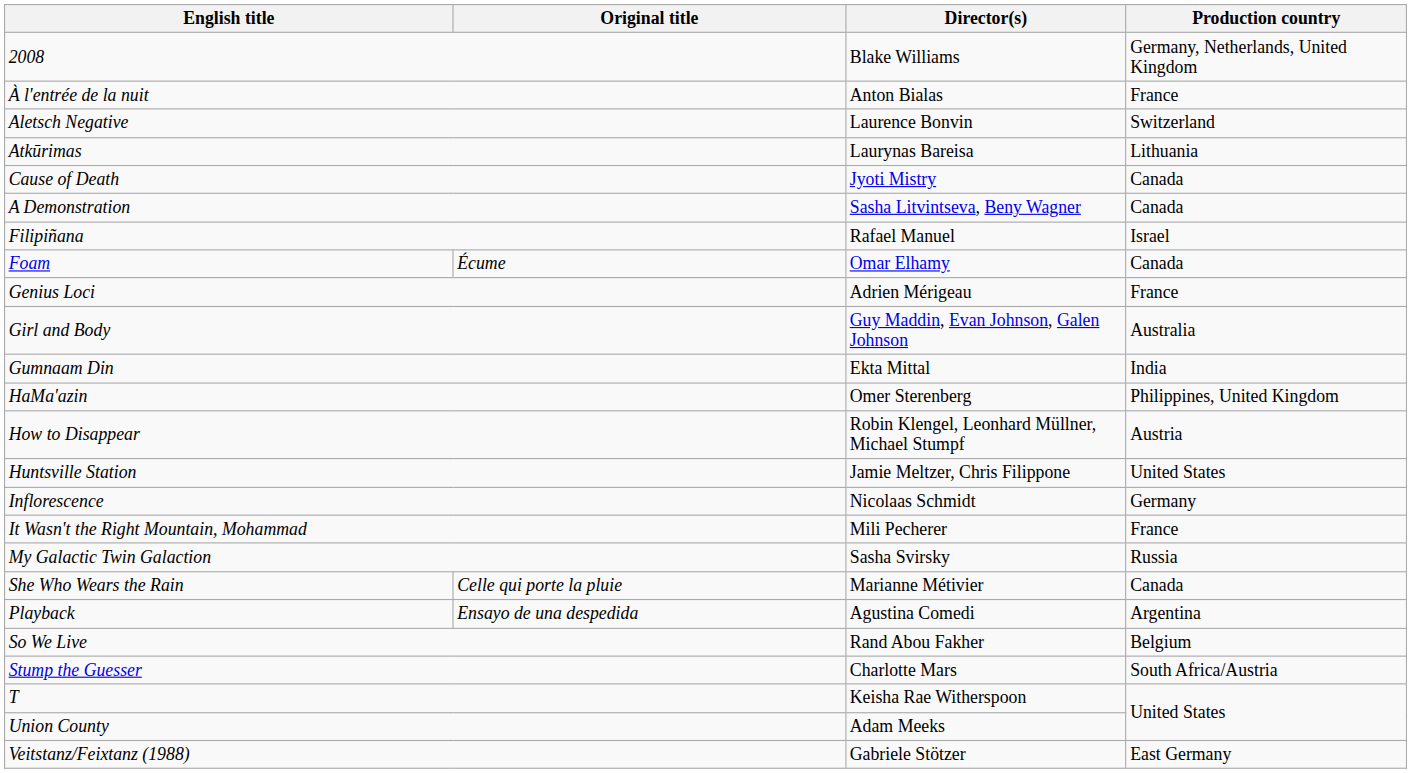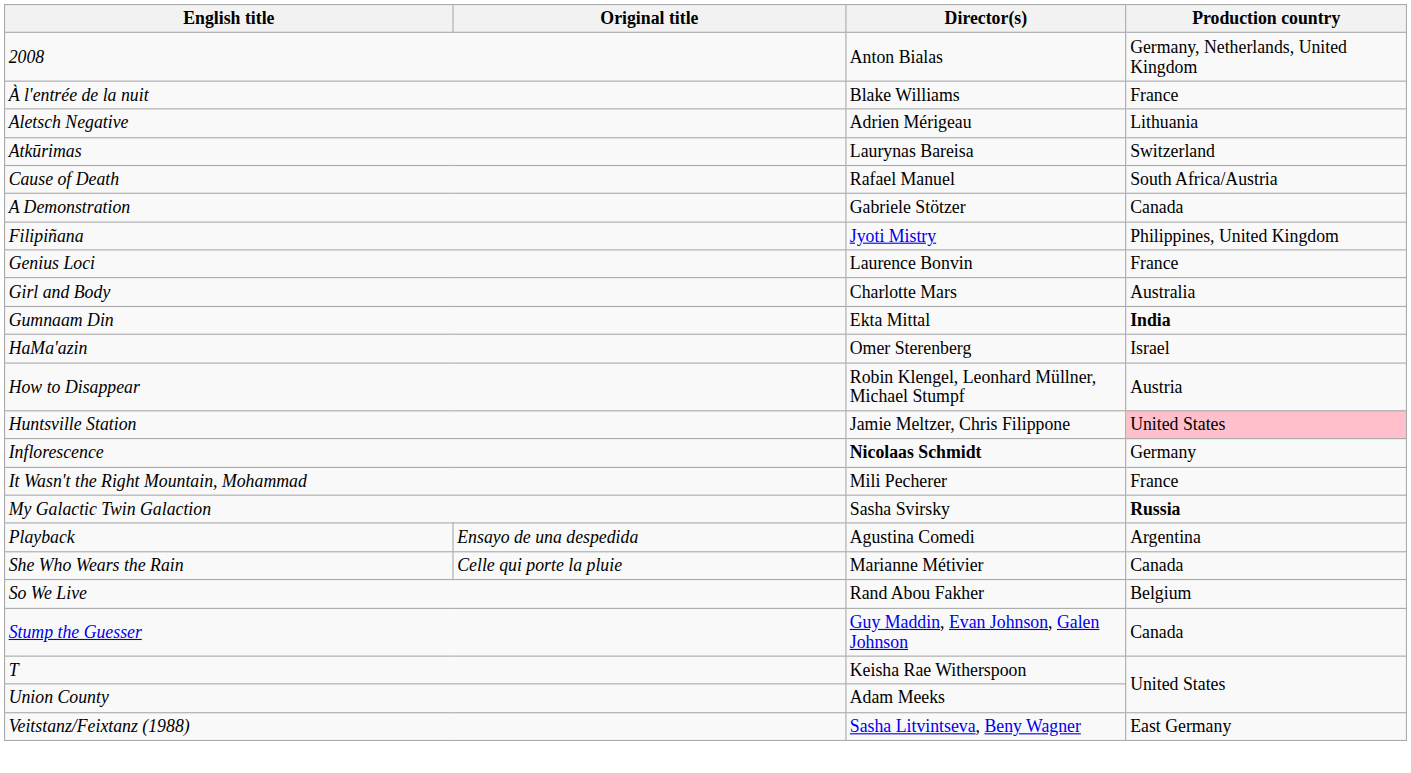(905, 56) Blake Williams -> (896, 56) Anton Bialas
(896, 94) Anton Bialas -> (905, 94) Blake Williams
(911, 123) Laurence Bonvin -> (911, 123) Adrien Mérigeau
(1173, 123) Switzerland -> (1164, 123) Lithuania
(1164, 151) Lithuania -> (1173, 151) Switzerland
(893, 179) Jyoti Mistry -> (902, 179) Rafael Manuel
(1157, 179) Canada -> (1204, 179) South Africa/Austria
(965, 207) Sasha Litvintseva, Beny Wagner -> (908, 207) Gabriele Stötzer
(902, 235) Rafael Manuel -> (893, 235) Jyoti Mistry
(1150, 235) Israel -> (1235, 235) Philippines, United Kingdom
- row: (29, 263)
(911, 292) Adrien Mérigeau -> (911, 263) Laurence Bonvin
(975, 330) Guy Maddin, Evan Johnson, Galen Johnson -> (903, 292) Charlotte Mars
(1148, 368) normal -> (1150, 320) bold
(1235, 396) Philippines, United Kingdom -> (1150, 348) Israel
(1178, 472) no background -> (1178, 424) pink background
(913, 501) normal -> (916, 452) bold
(1154, 557) normal -> (1155, 509) bold
rows swapped: (42, 613) <-> (96, 585)
(903, 670) Charlotte Mars -> (975, 631) Guy Maddin, Evan Johnson, Galen Johnson
(1204, 670) South Africa/Austria -> (1157, 631) Canada
(908, 754) Gabriele Stötzer -> (965, 726) Sasha Litvintseva, Beny Wagner
